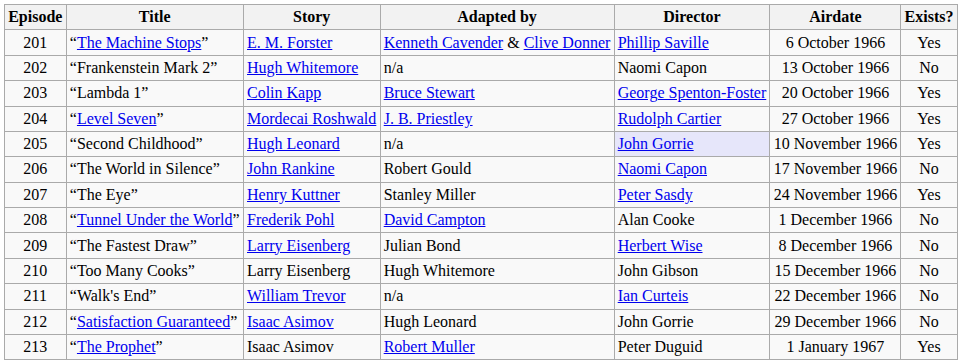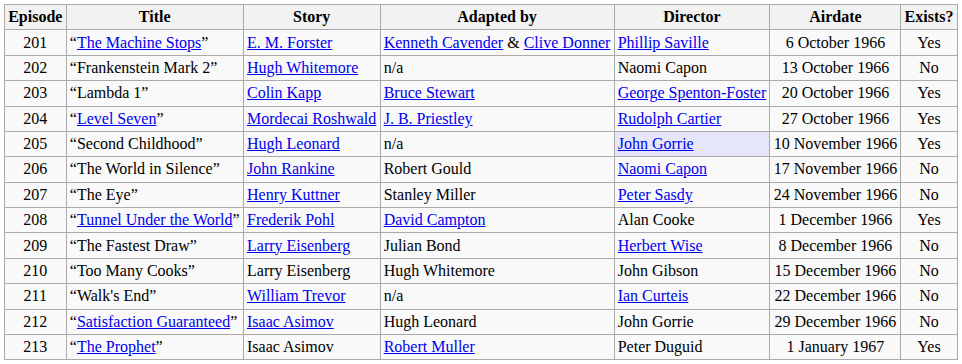(929, 194) Yes -> (929, 194) No
(929, 220) No -> (929, 220) Yes
